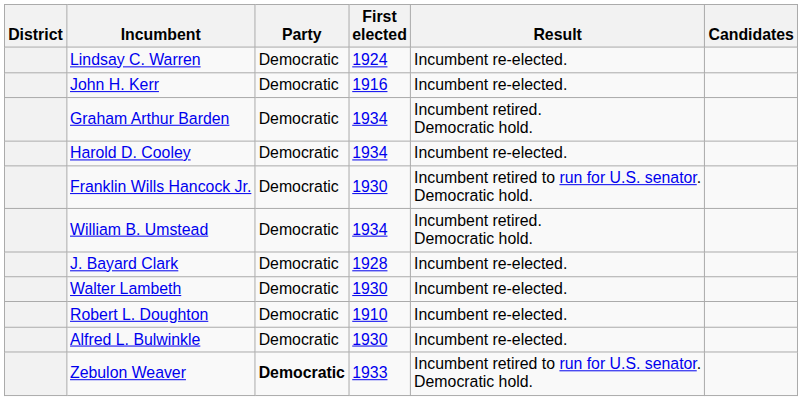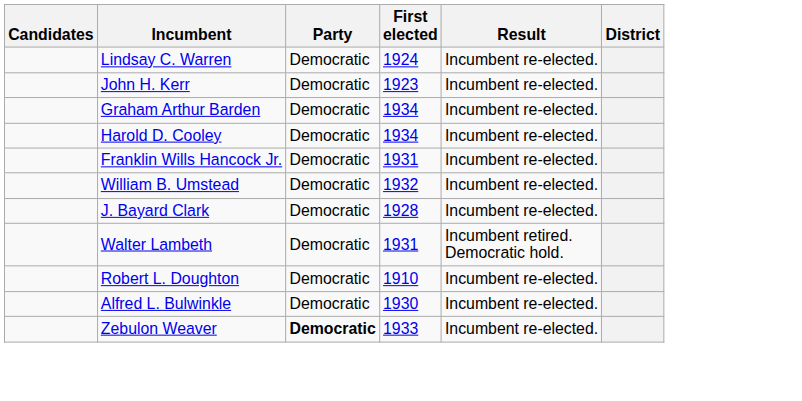columns swapped: (35, 34) <-> (751, 34)
(370, 85) 1916 -> (401, 85) 1923
(478, 119) Incumbent retired. Democratic hold. -> (522, 110) Incumbent re-elected.
(370, 187) 1930 -> (401, 160) 1931
(558, 187) Incumbent retired to run for U.S. senator. Democratic hold. -> (522, 160) Incumbent re-elected.
(370, 230) 1934 -> (401, 185) 1932
(478, 230) Incumbent retired. Democratic hold. -> (522, 185) Incumbent re-elected.
(370, 289) 1930 -> (401, 244) 1931
(491, 289) Incumbent re-elected. -> (509, 244) Incumbent retired. Democratic hold.
(558, 373) Incumbent retired to run for U.S. senator. Democratic hold. -> (522, 329) Incumbent re-elected.
